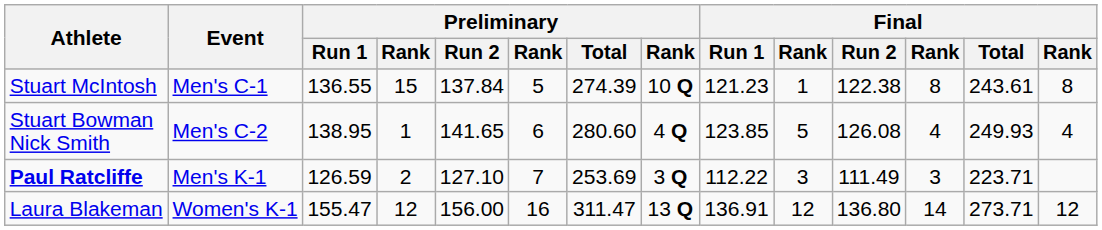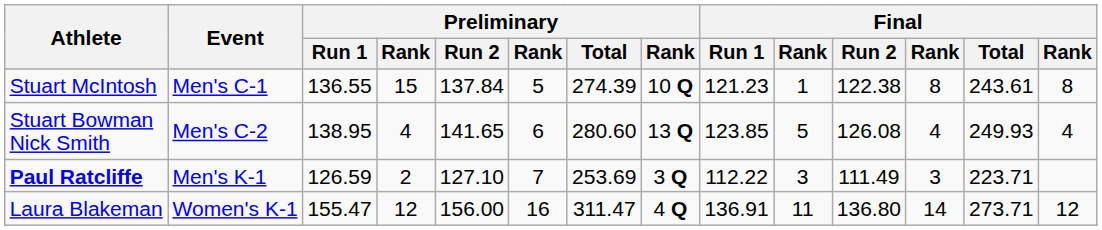(406, 131) 1 -> (406, 131) 4
(670, 131) 4 Q -> (670, 131) 13 Q
(670, 209) 13 Q -> (670, 209) 4 Q
(803, 209) 12 -> (803, 209) 11
